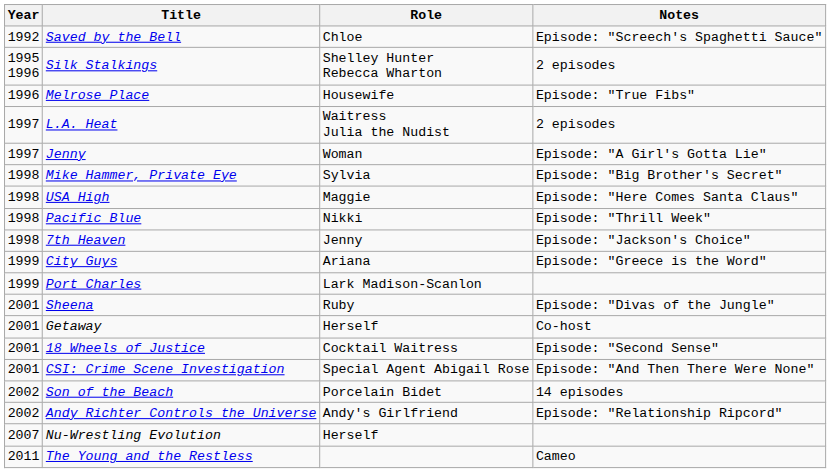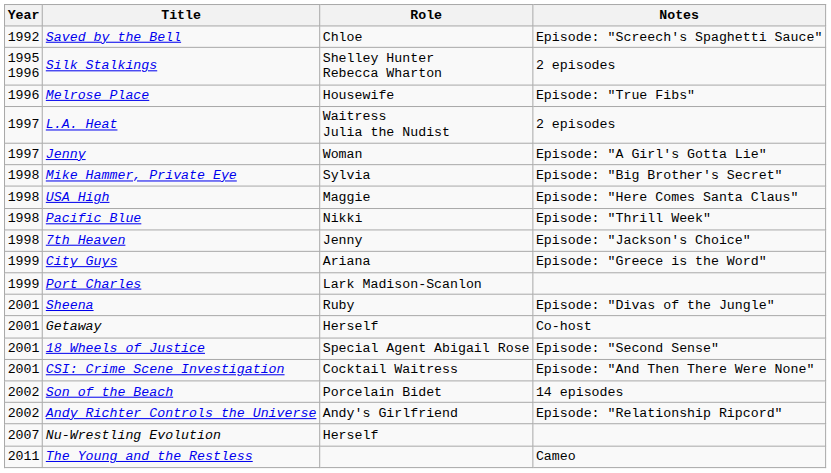(390, 348) Cocktail Waitress -> (426, 348) Special Agent Abigail Rose
(426, 370) Special Agent Abigail Rose -> (390, 370) Cocktail Waitress
